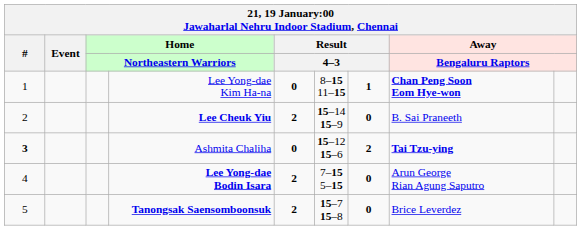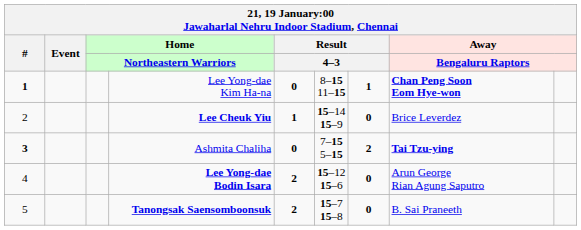(25, 86) normal -> (25, 86) bold
(294, 117) 2 -> (294, 117) 1
(427, 117) B. Sai Praneeth -> (426, 117) Brice Leverdez
(331, 148) 15–12 15–6 -> (331, 148) 7–15 5–15
(331, 179) 7–15 5–15 -> (331, 179) 15–12 15–6
(426, 209) Brice Leverdez -> (427, 209) B. Sai Praneeth
